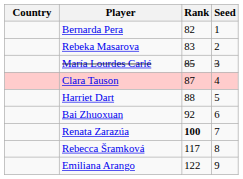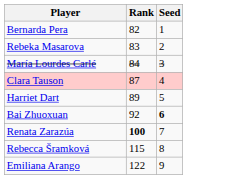- column: (32, 13)
(190, 64) 85 -> (134, 64) 84
(190, 98) 88 -> (134, 98) 89
(217, 115) normal -> (162, 115) bold
(192, 149) 117 -> (137, 149) 115
